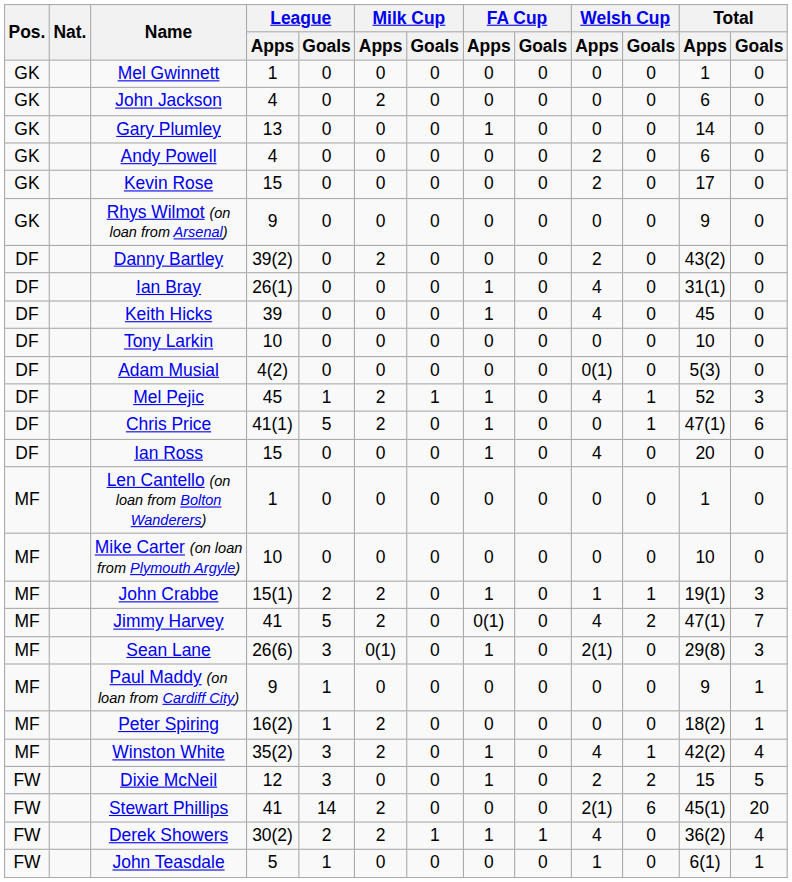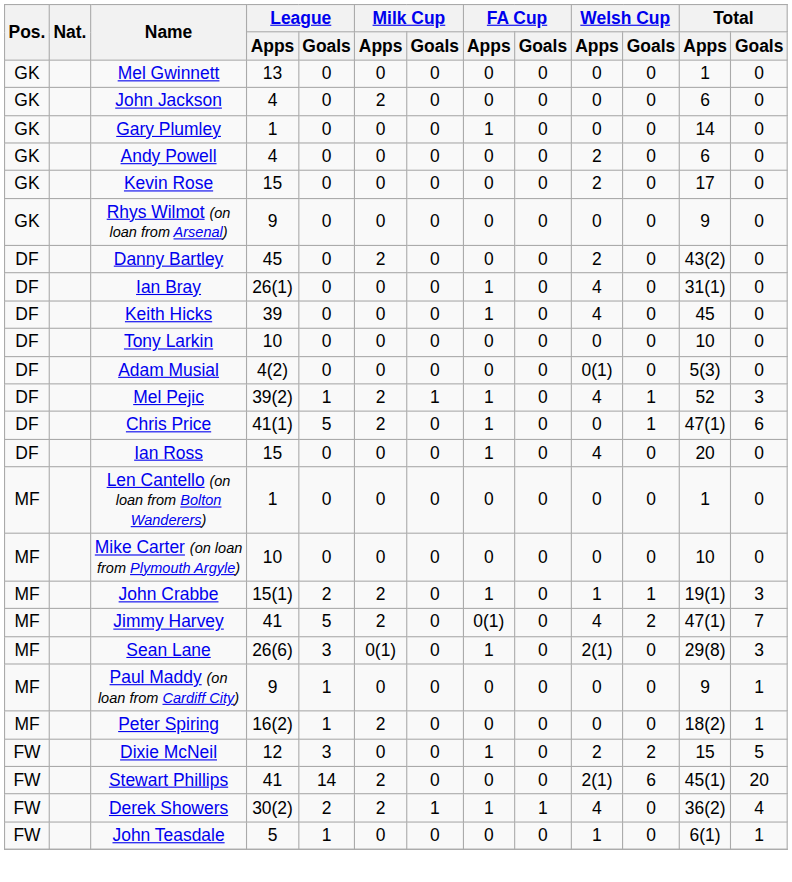(273, 73) 1 -> (273, 73) 13
(273, 128) 13 -> (273, 128) 1
(273, 259) 39(2) -> (273, 259) 45
(273, 397) 45 -> (273, 397) 39(2)
- row: (169, 752)
